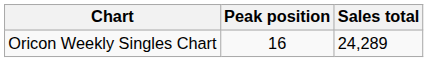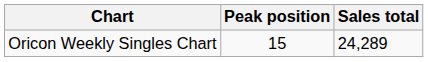(277, 43) 16 -> (277, 43) 15
